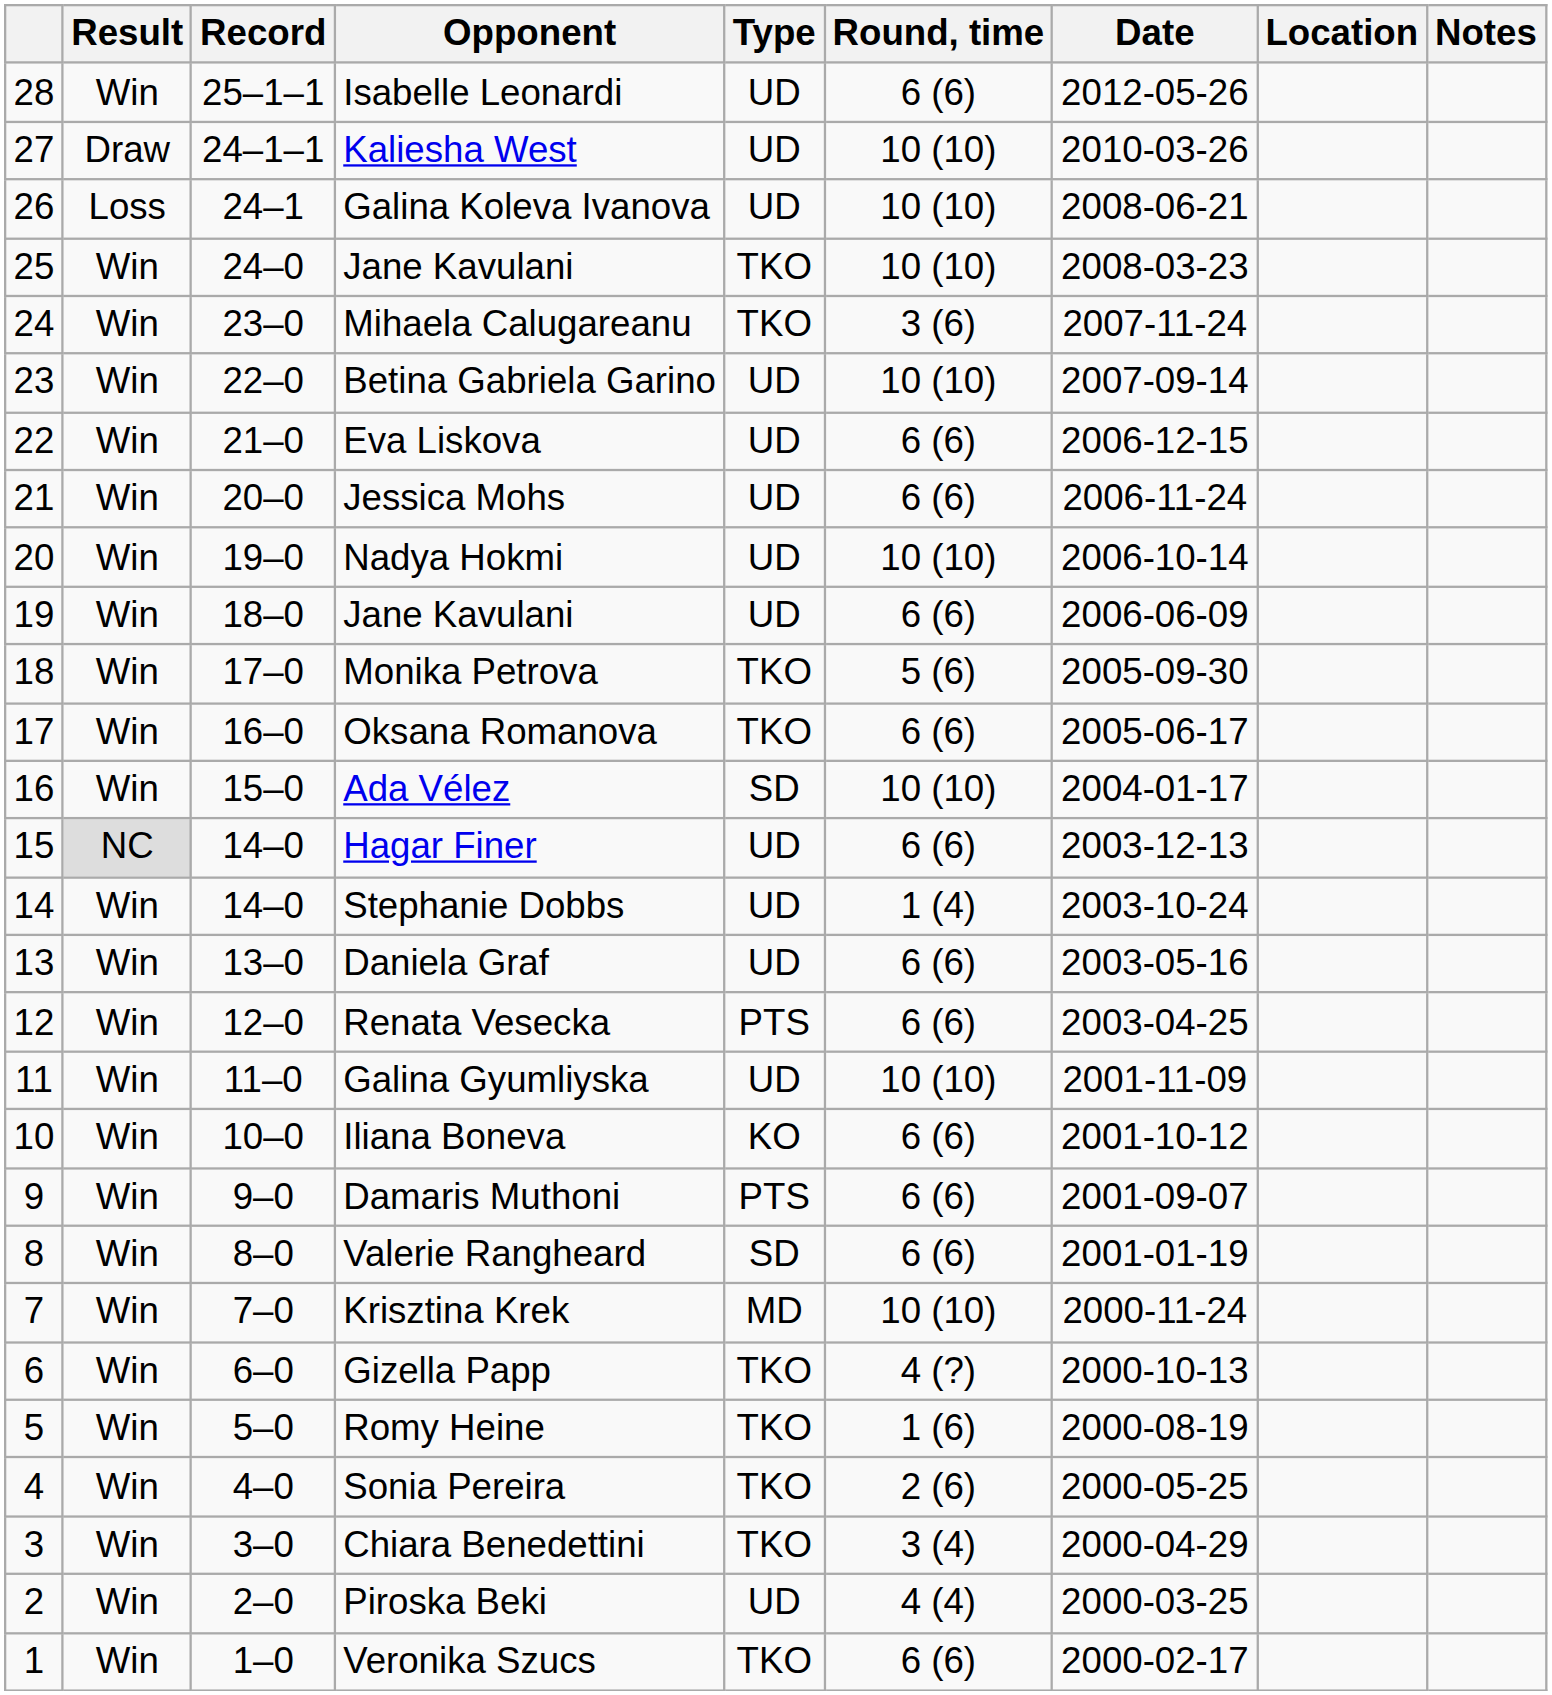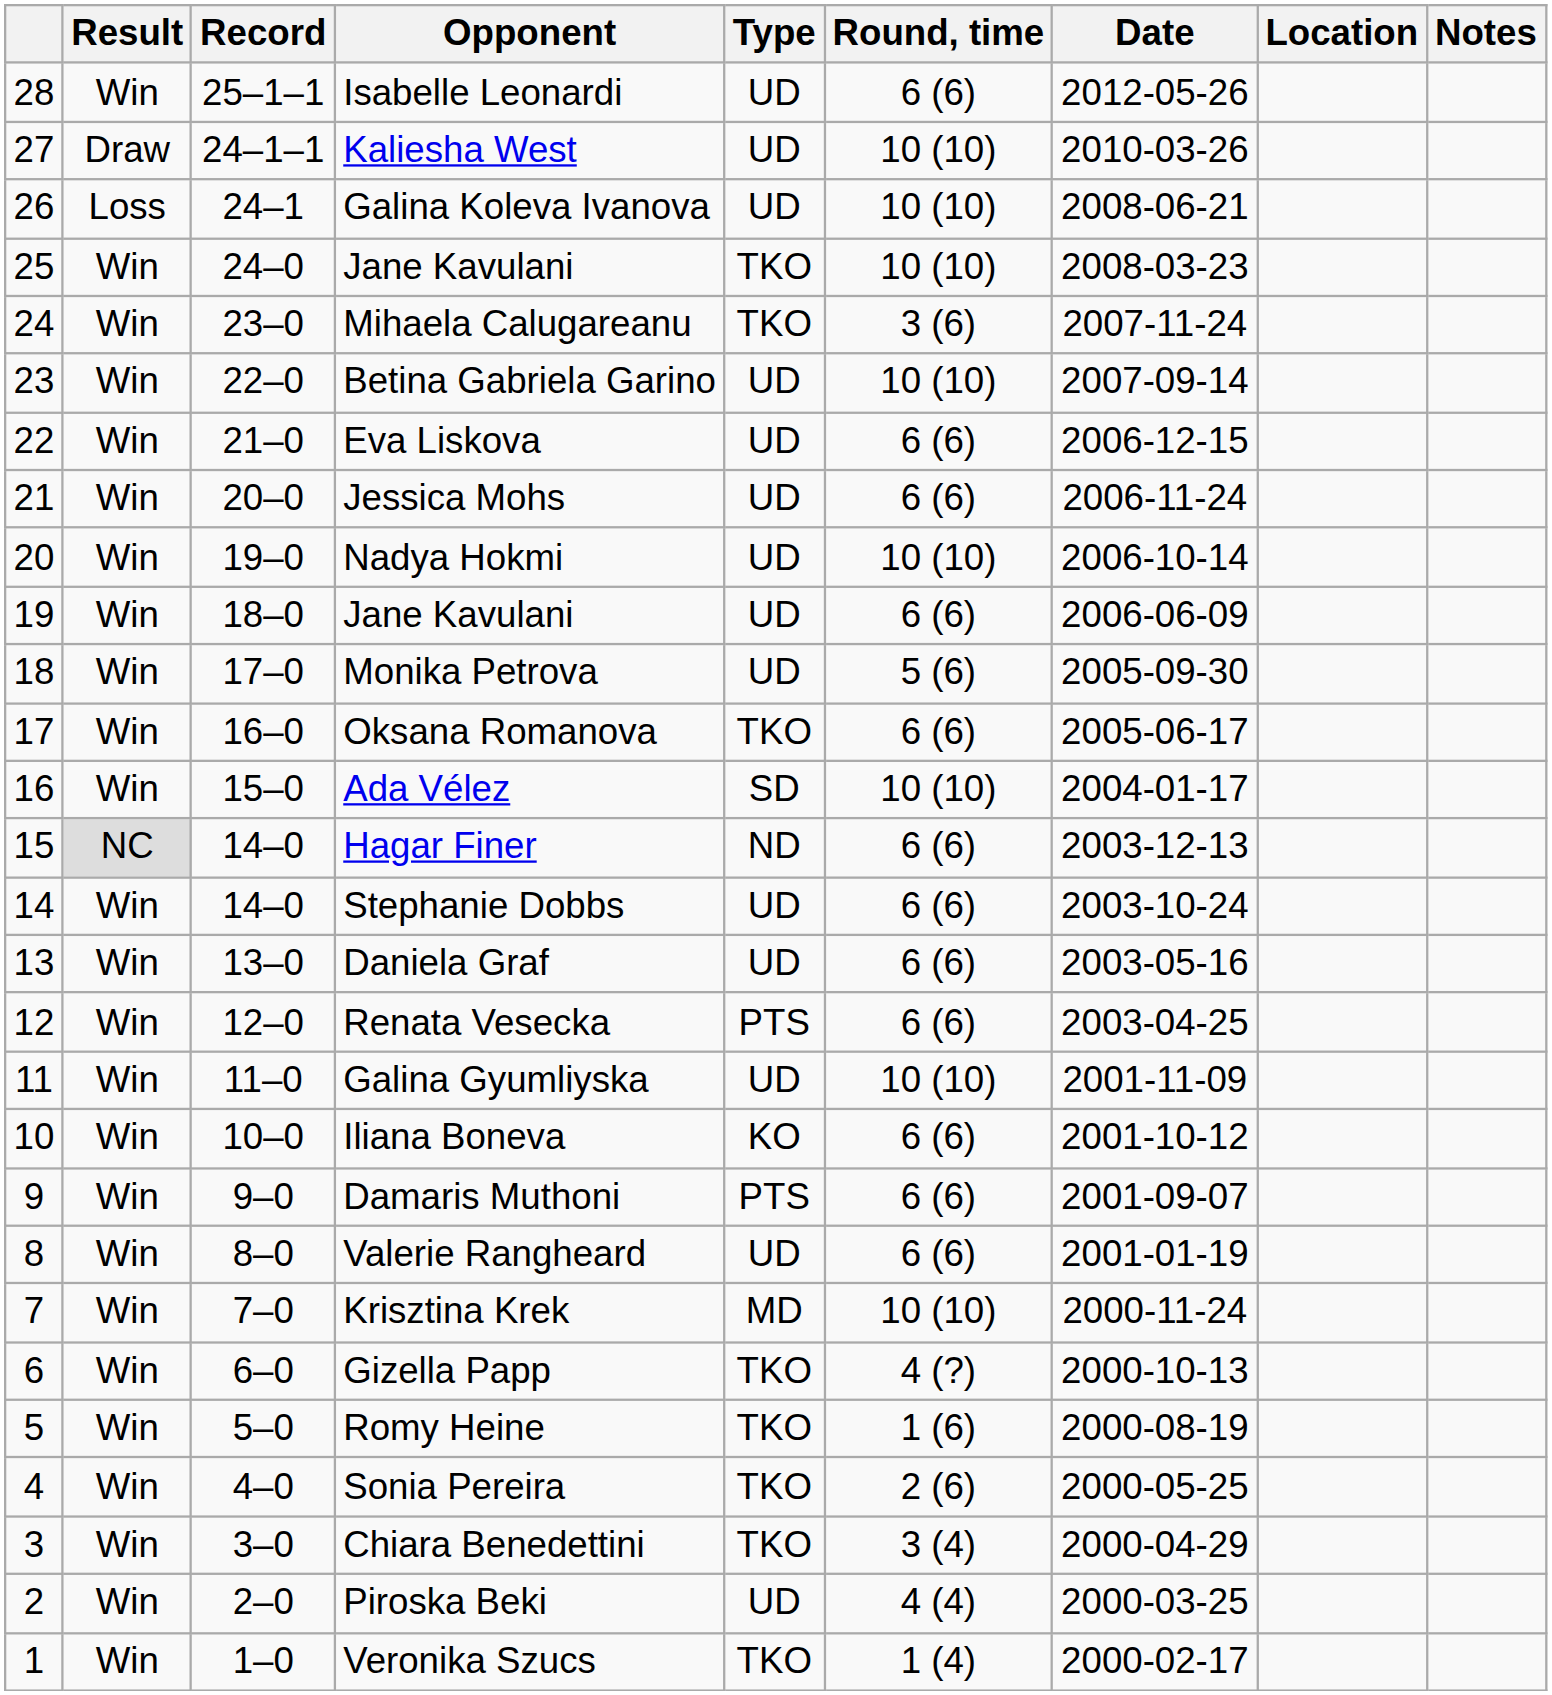(774, 672) TKO -> (774, 672) UD
(774, 847) UD -> (774, 847) ND
(938, 905) 1 (4) -> (938, 905) 6 (6)
(774, 1253) SD -> (774, 1253) UD
(938, 1660) 6 (6) -> (938, 1660) 1 (4)
